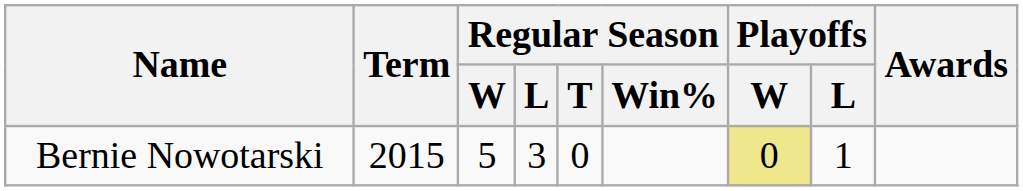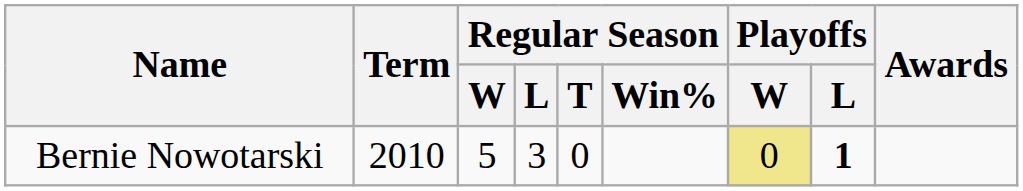(407, 154) 2015 -> (407, 154) 2010
(843, 154) normal -> (843, 154) bold
